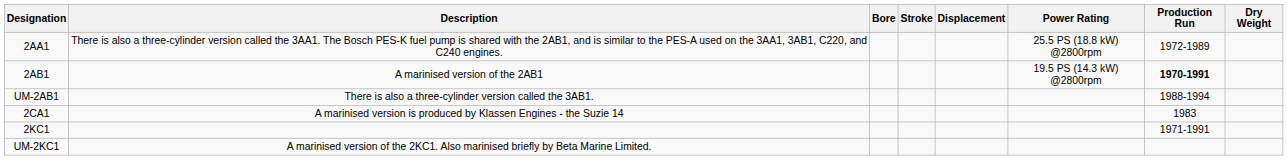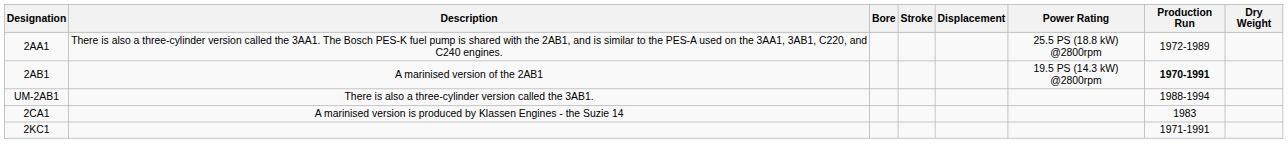- row: (36, 146)
